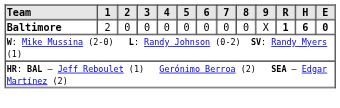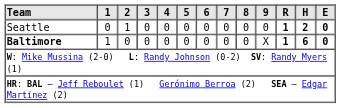+ row: (28, 27)
(107, 27) 2 -> (107, 42) 1
